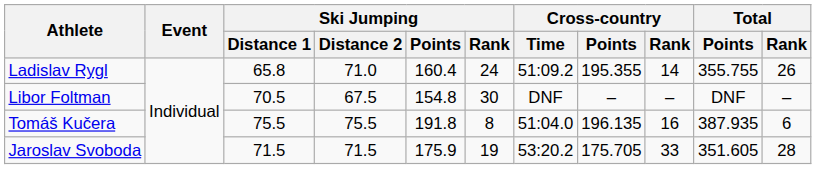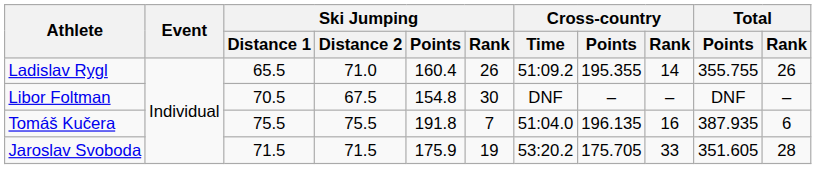(269, 71) 65.8 -> (269, 71) 65.5
(489, 71) 24 -> (489, 71) 26
(489, 124) 8 -> (489, 124) 7
